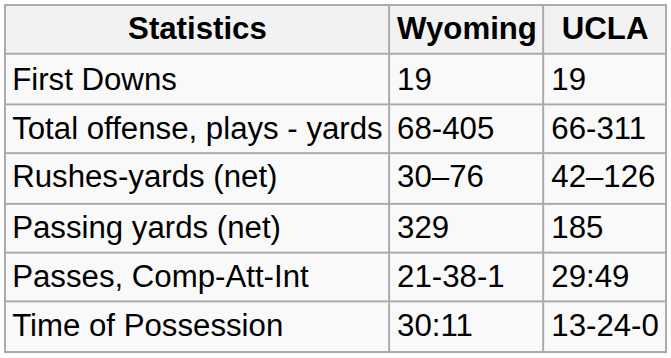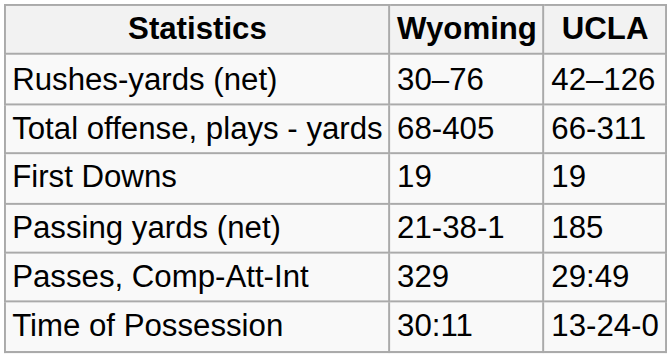rows swapped: (95, 78) <-> (145, 177)
(423, 227) 329 -> (451, 227) 21-38-1
(451, 276) 21-38-1 -> (423, 276) 329
